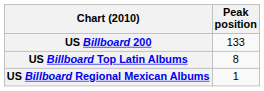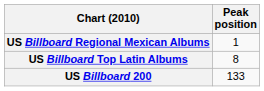rows swapped: (108, 42) <-> (108, 77)
